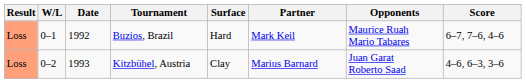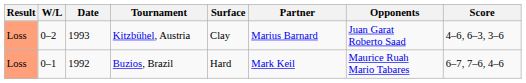rows swapped: (143, 35) <-> (152, 64)
